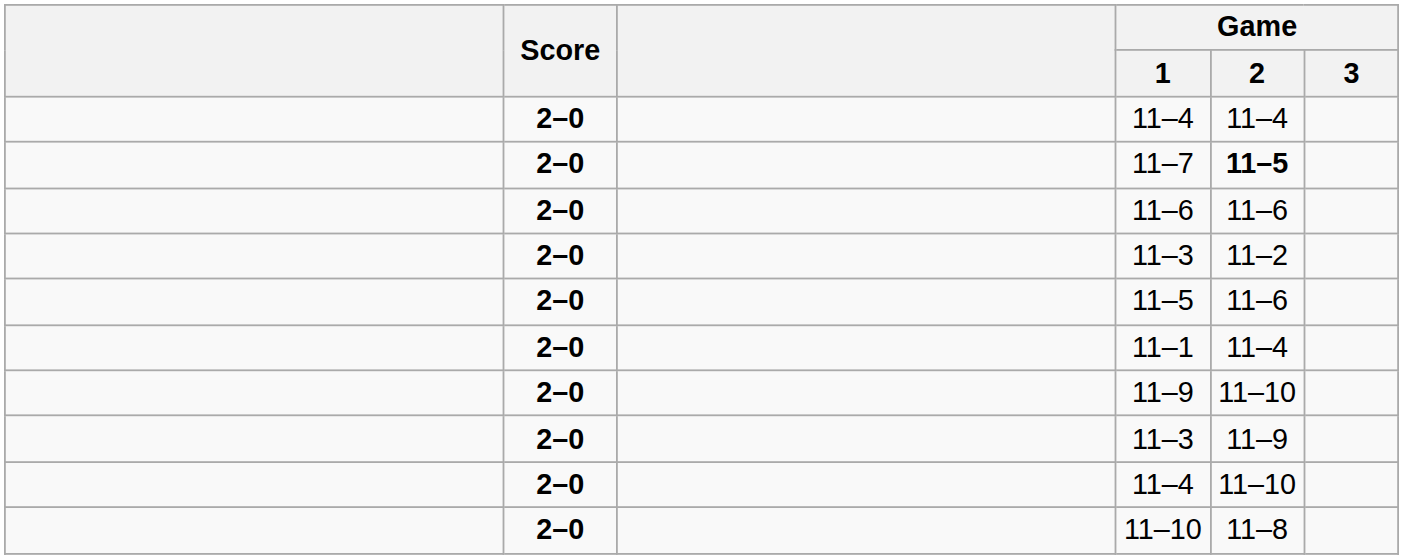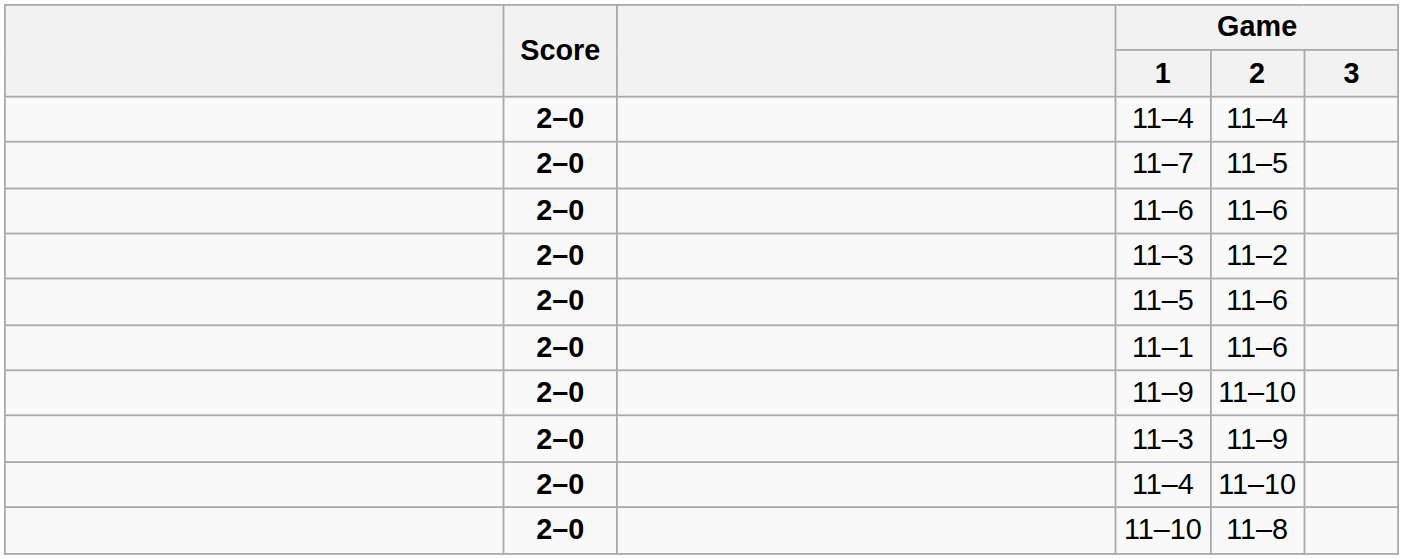(1257, 164) bold -> (1257, 164) normal
(1257, 347) 11–4 -> (1257, 347) 11–6
